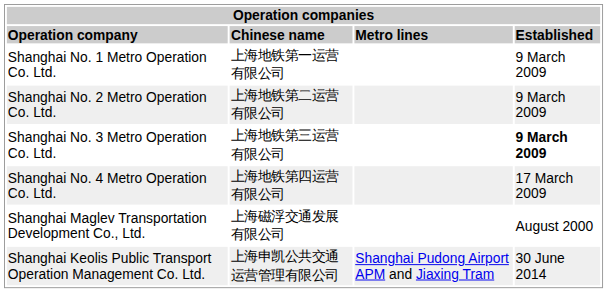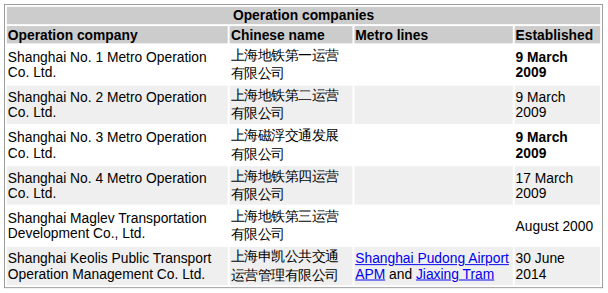(541, 64) normal -> (542, 64) bold
(285, 145) 上海地铁第三运营有限公司 -> (285, 145) 上海磁浮交通发展有限公司
(285, 225) 上海磁浮交通发展有限公司 -> (285, 225) 上海地铁第三运营有限公司
